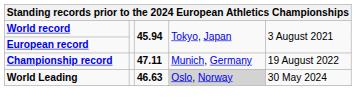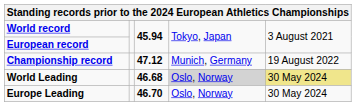(149, 61) 47.11 -> (150, 61) 47.12
(150, 77) 46.63 -> (150, 77) 46.68
(297, 77) no background -> (297, 77) khaki background
+ row: (45, 93)
